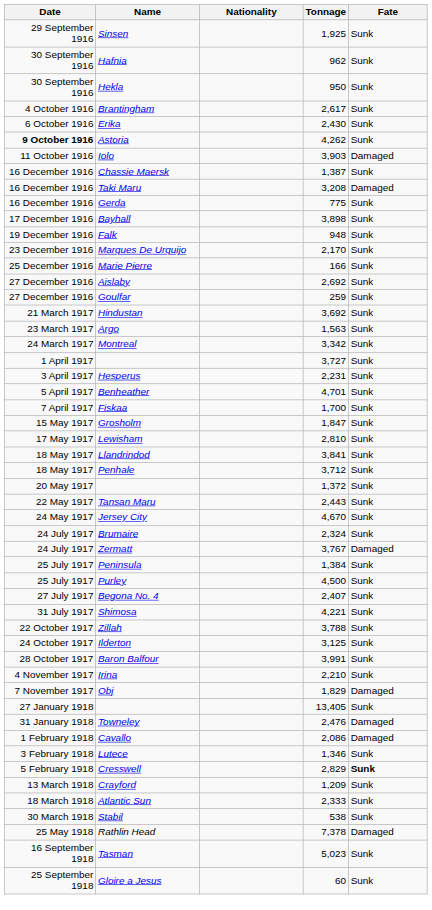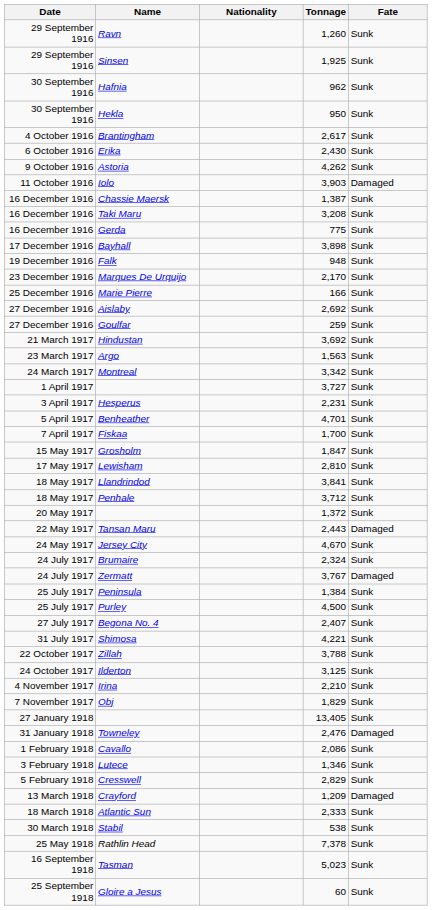+ row: (110, 33)
(58, 140) bold -> (59, 167) normal
(372, 187) Damaged -> (362, 214) Sunk
(362, 502) Sunk -> (372, 528) Damaged
- row: (128, 659)
(372, 690) Damaged -> (362, 702) Sunk
(372, 738) Damaged -> (362, 749) Sunk
(363, 769) bold -> (362, 780) normal
(362, 785) Sunk -> (372, 796) Damaged
(372, 832) Damaged -> (362, 843) Sunk
